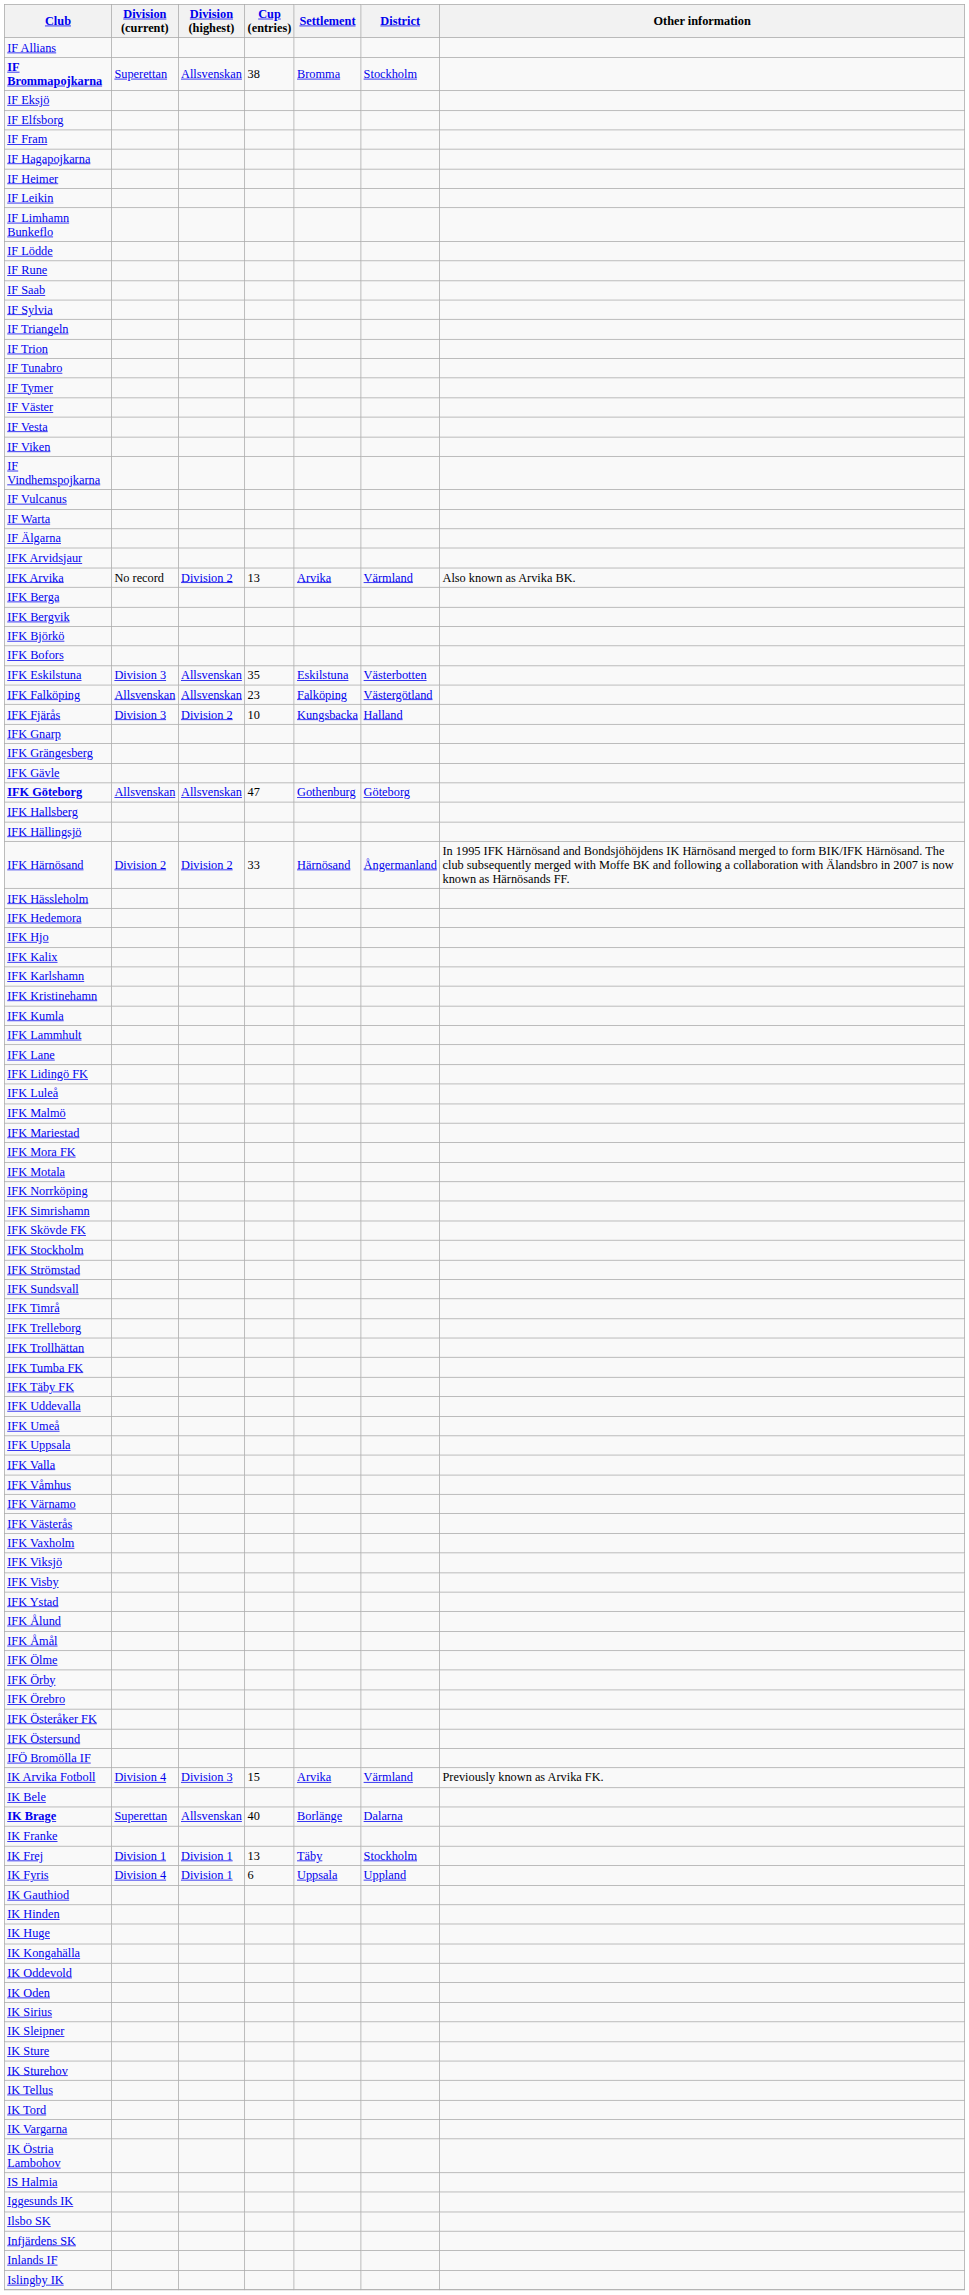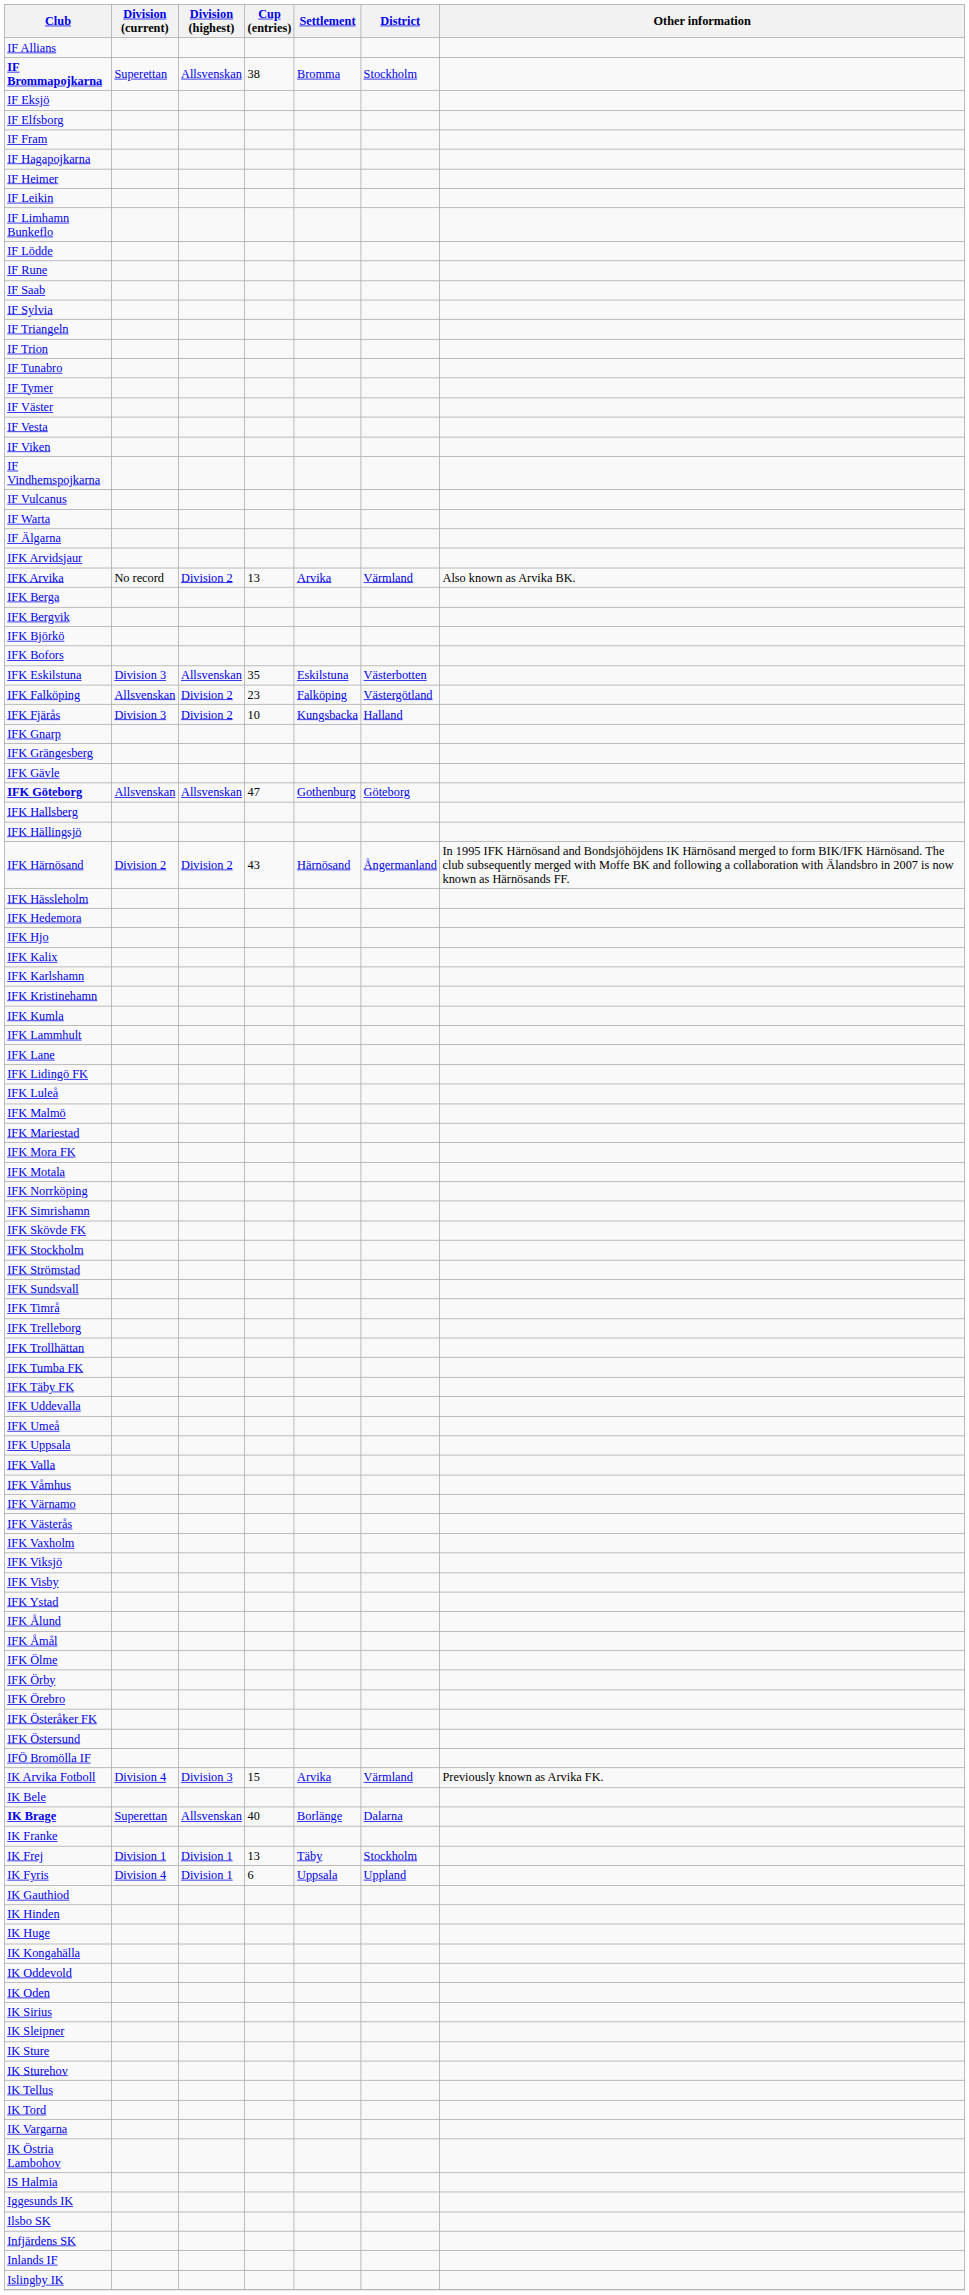(211, 694) Allsvenskan -> (207, 694) Division 2
(254, 865) 33 -> (254, 865) 43
